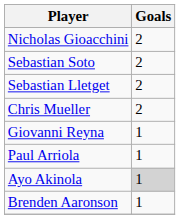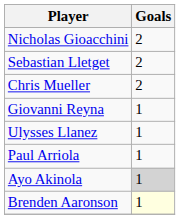- row: (51, 62)
+ row: (53, 132)
(139, 202) no background -> (139, 202) lightyellow background
